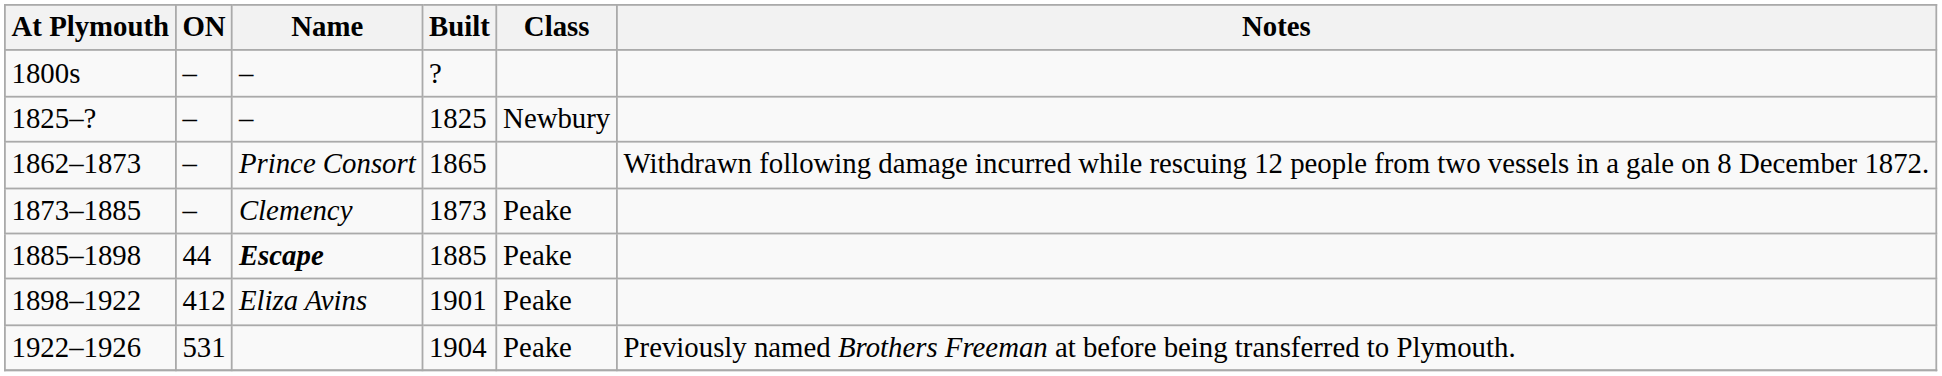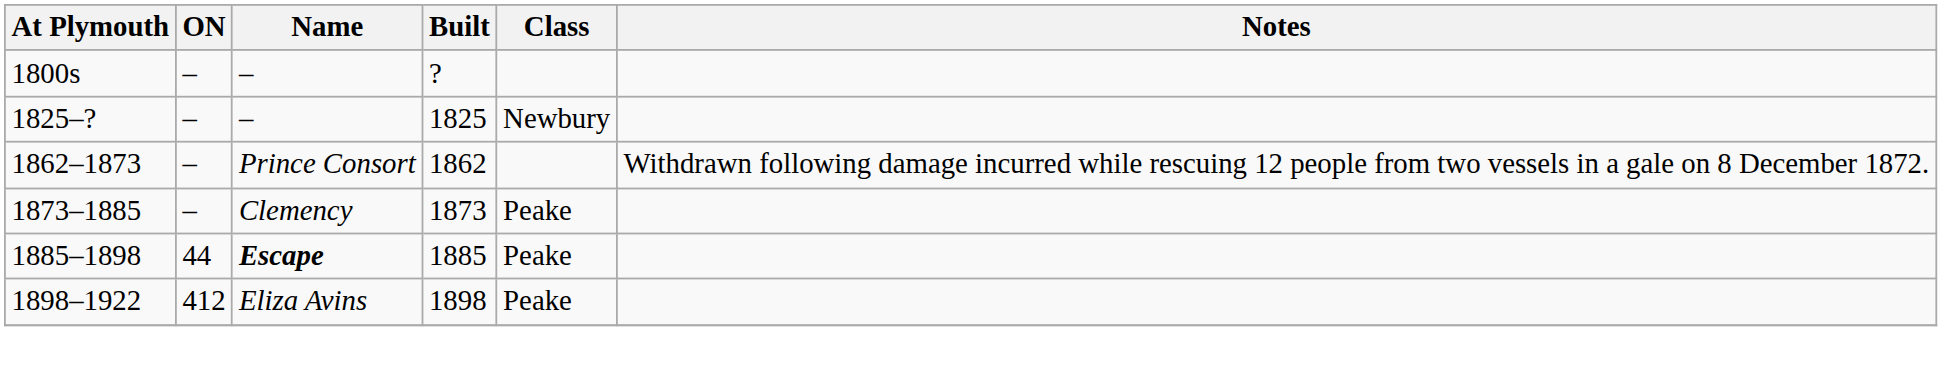(458, 164) 1865 -> (458, 164) 1862
(458, 301) 1901 -> (458, 301) 1898
- row: (76, 347)
